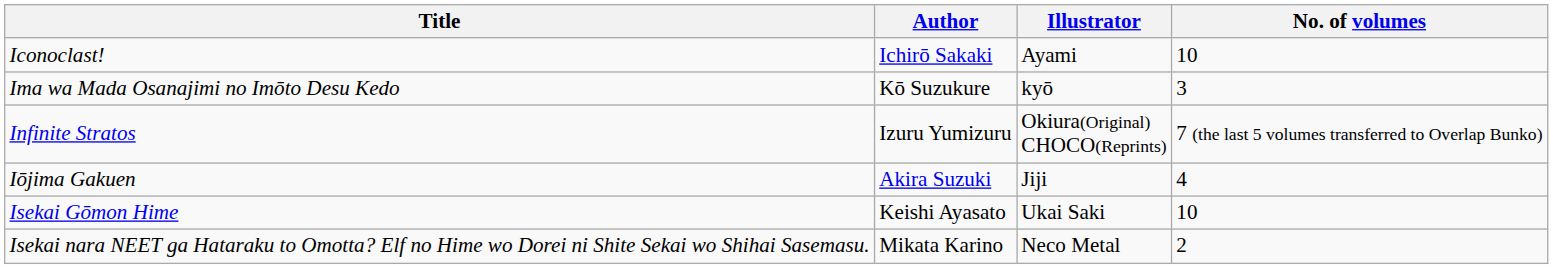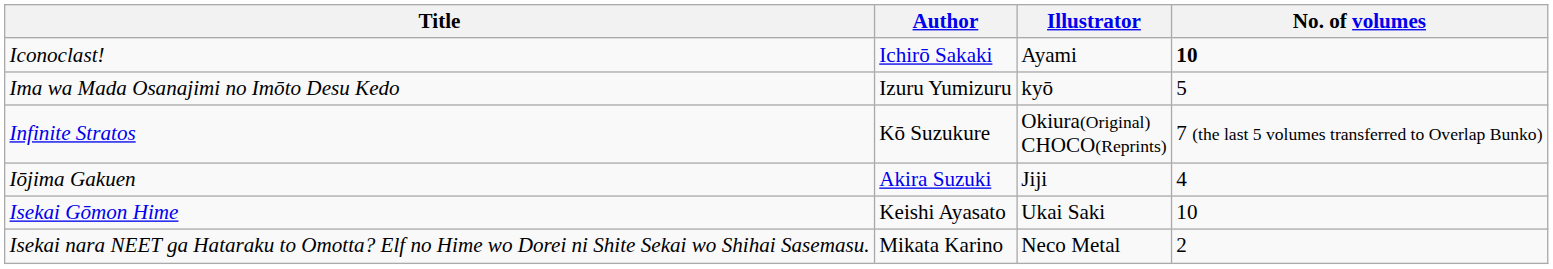(1187, 54) normal -> (1187, 54) bold
(935, 88) Kō Suzukure -> (945, 88) Izuru Yumizuru
(1182, 88) 3 -> (1182, 88) 5
(945, 133) Izuru Yumizuru -> (935, 133) Kō Suzukure
